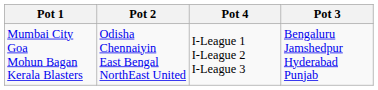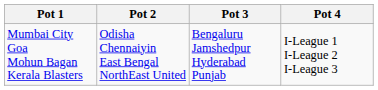columns swapped: (327, 14) <-> (235, 14)
